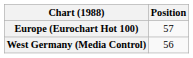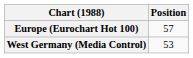(168, 45) 56 -> (168, 45) 53
